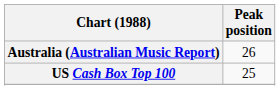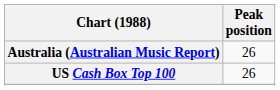(249, 73) 25 -> (249, 73) 26
